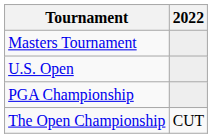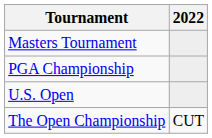rows swapped: (71, 95) <-> (41, 69)
